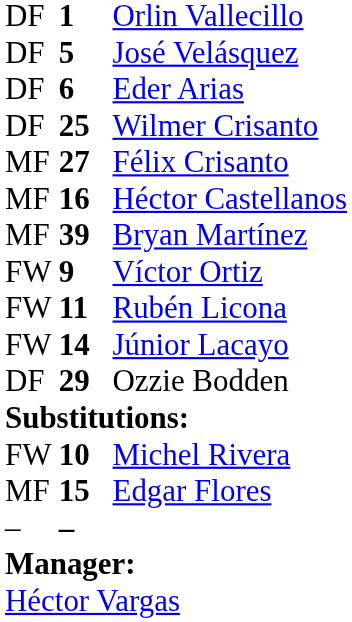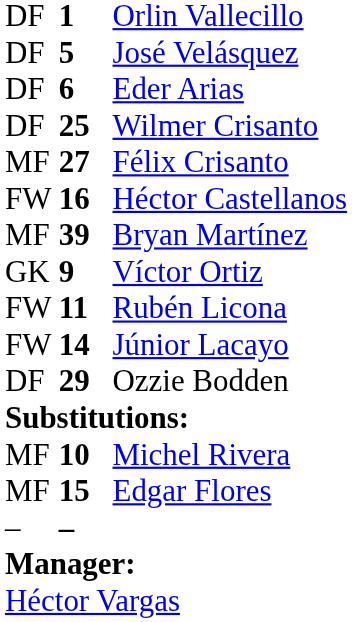(27, 198) MF -> (28, 198) FW
(28, 271) FW -> (27, 271) GK
(28, 454) FW -> (27, 454) MF
